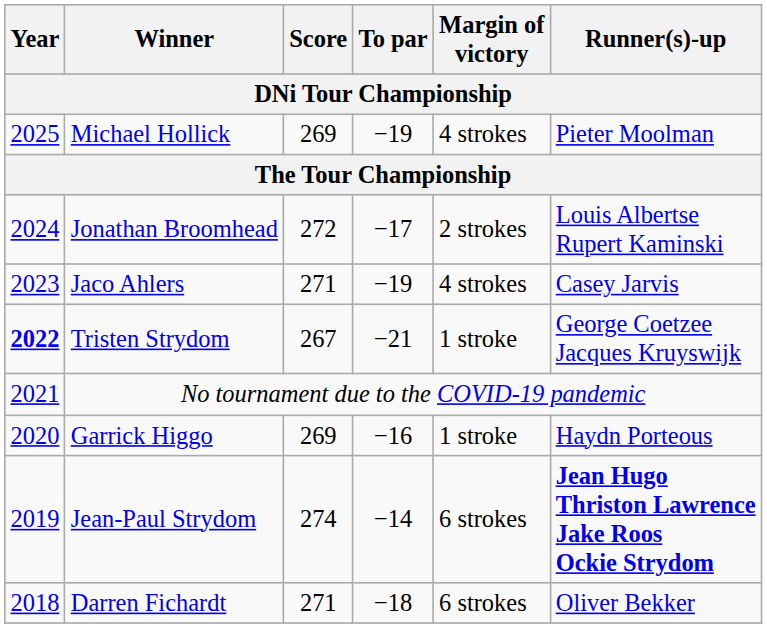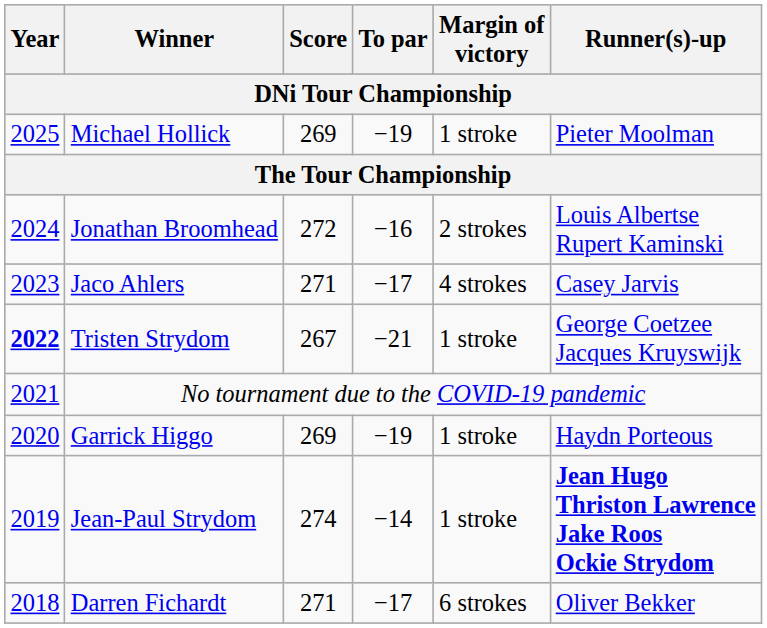(483, 134) 4 strokes -> (478, 134) 1 stroke
(393, 229) −17 -> (393, 229) −16
(393, 284) −19 -> (393, 284) −17
(393, 434) −16 -> (393, 434) −19
(483, 518) 6 strokes -> (478, 518) 1 stroke
(393, 602) −18 -> (393, 602) −17
